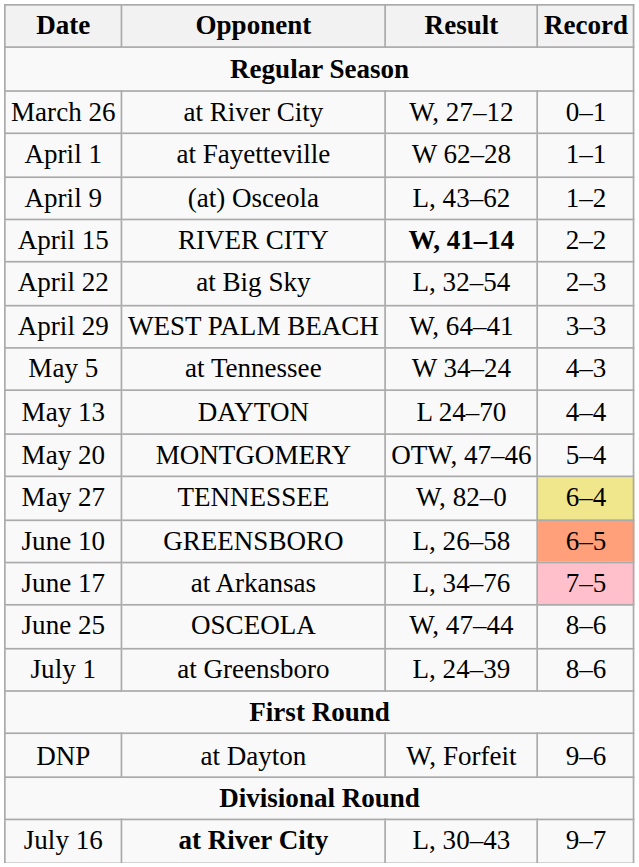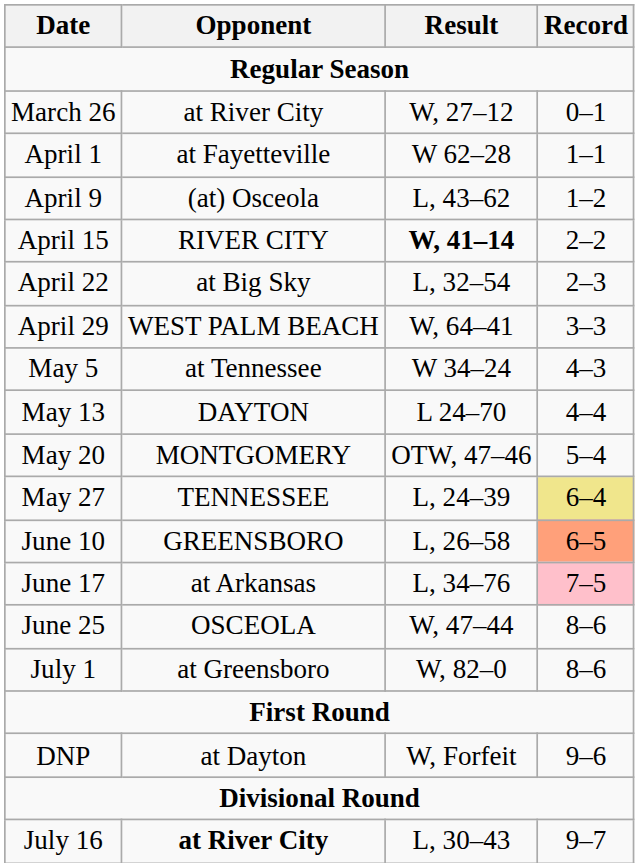(461, 497) W, 82–0 -> (461, 497) L, 24–39
(461, 669) L, 24–39 -> (461, 669) W, 82–0
